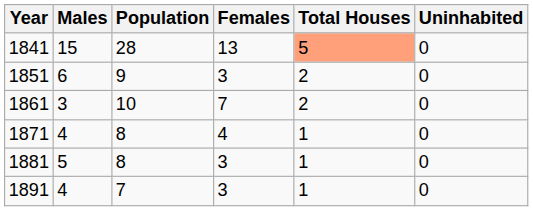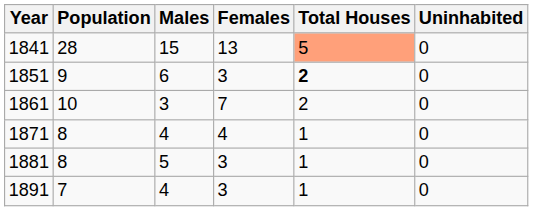columns swapped: (163, 18) <-> (82, 18)
(303, 76) normal -> (303, 76) bold
